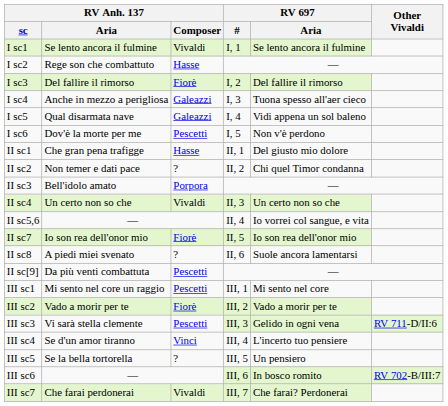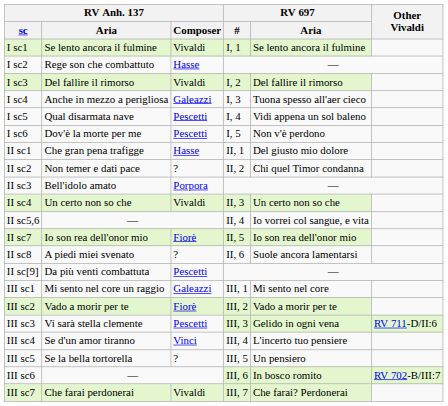(185, 82) Fiorè -> (189, 82) Vivaldi
(192, 116) Galeazzi -> (190, 116) Pescetti
(190, 289) Pescetti -> (192, 289) Galeazzi
